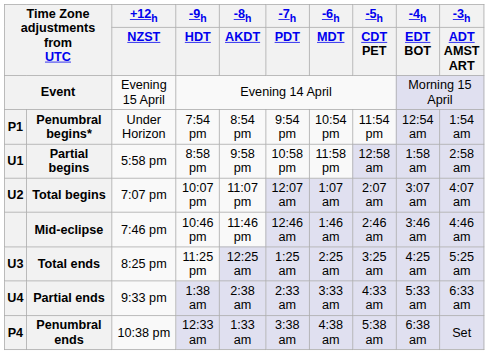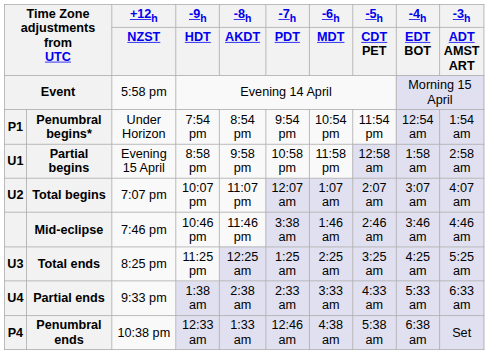(144, 92) Evening 15 April -> (144, 92) 5:58 pm
(144, 161) 5:58 pm -> (144, 161) Evening 15 April
(287, 229) 12:46 am -> (287, 229) 3:38 am
(287, 332) 3:38 am -> (287, 332) 12:46 am
